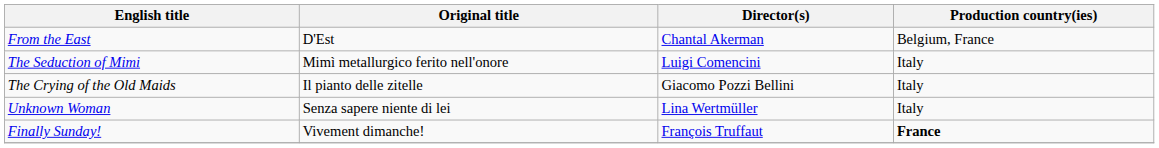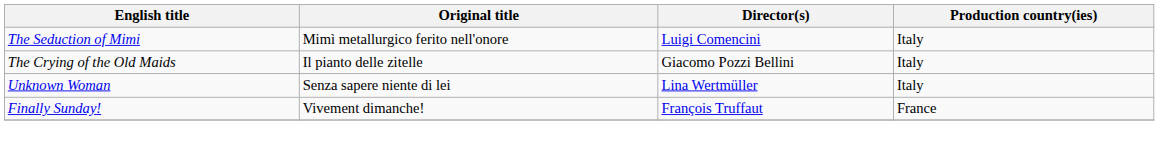- row: (49, 39)
(919, 131) bold -> (917, 108) normal
